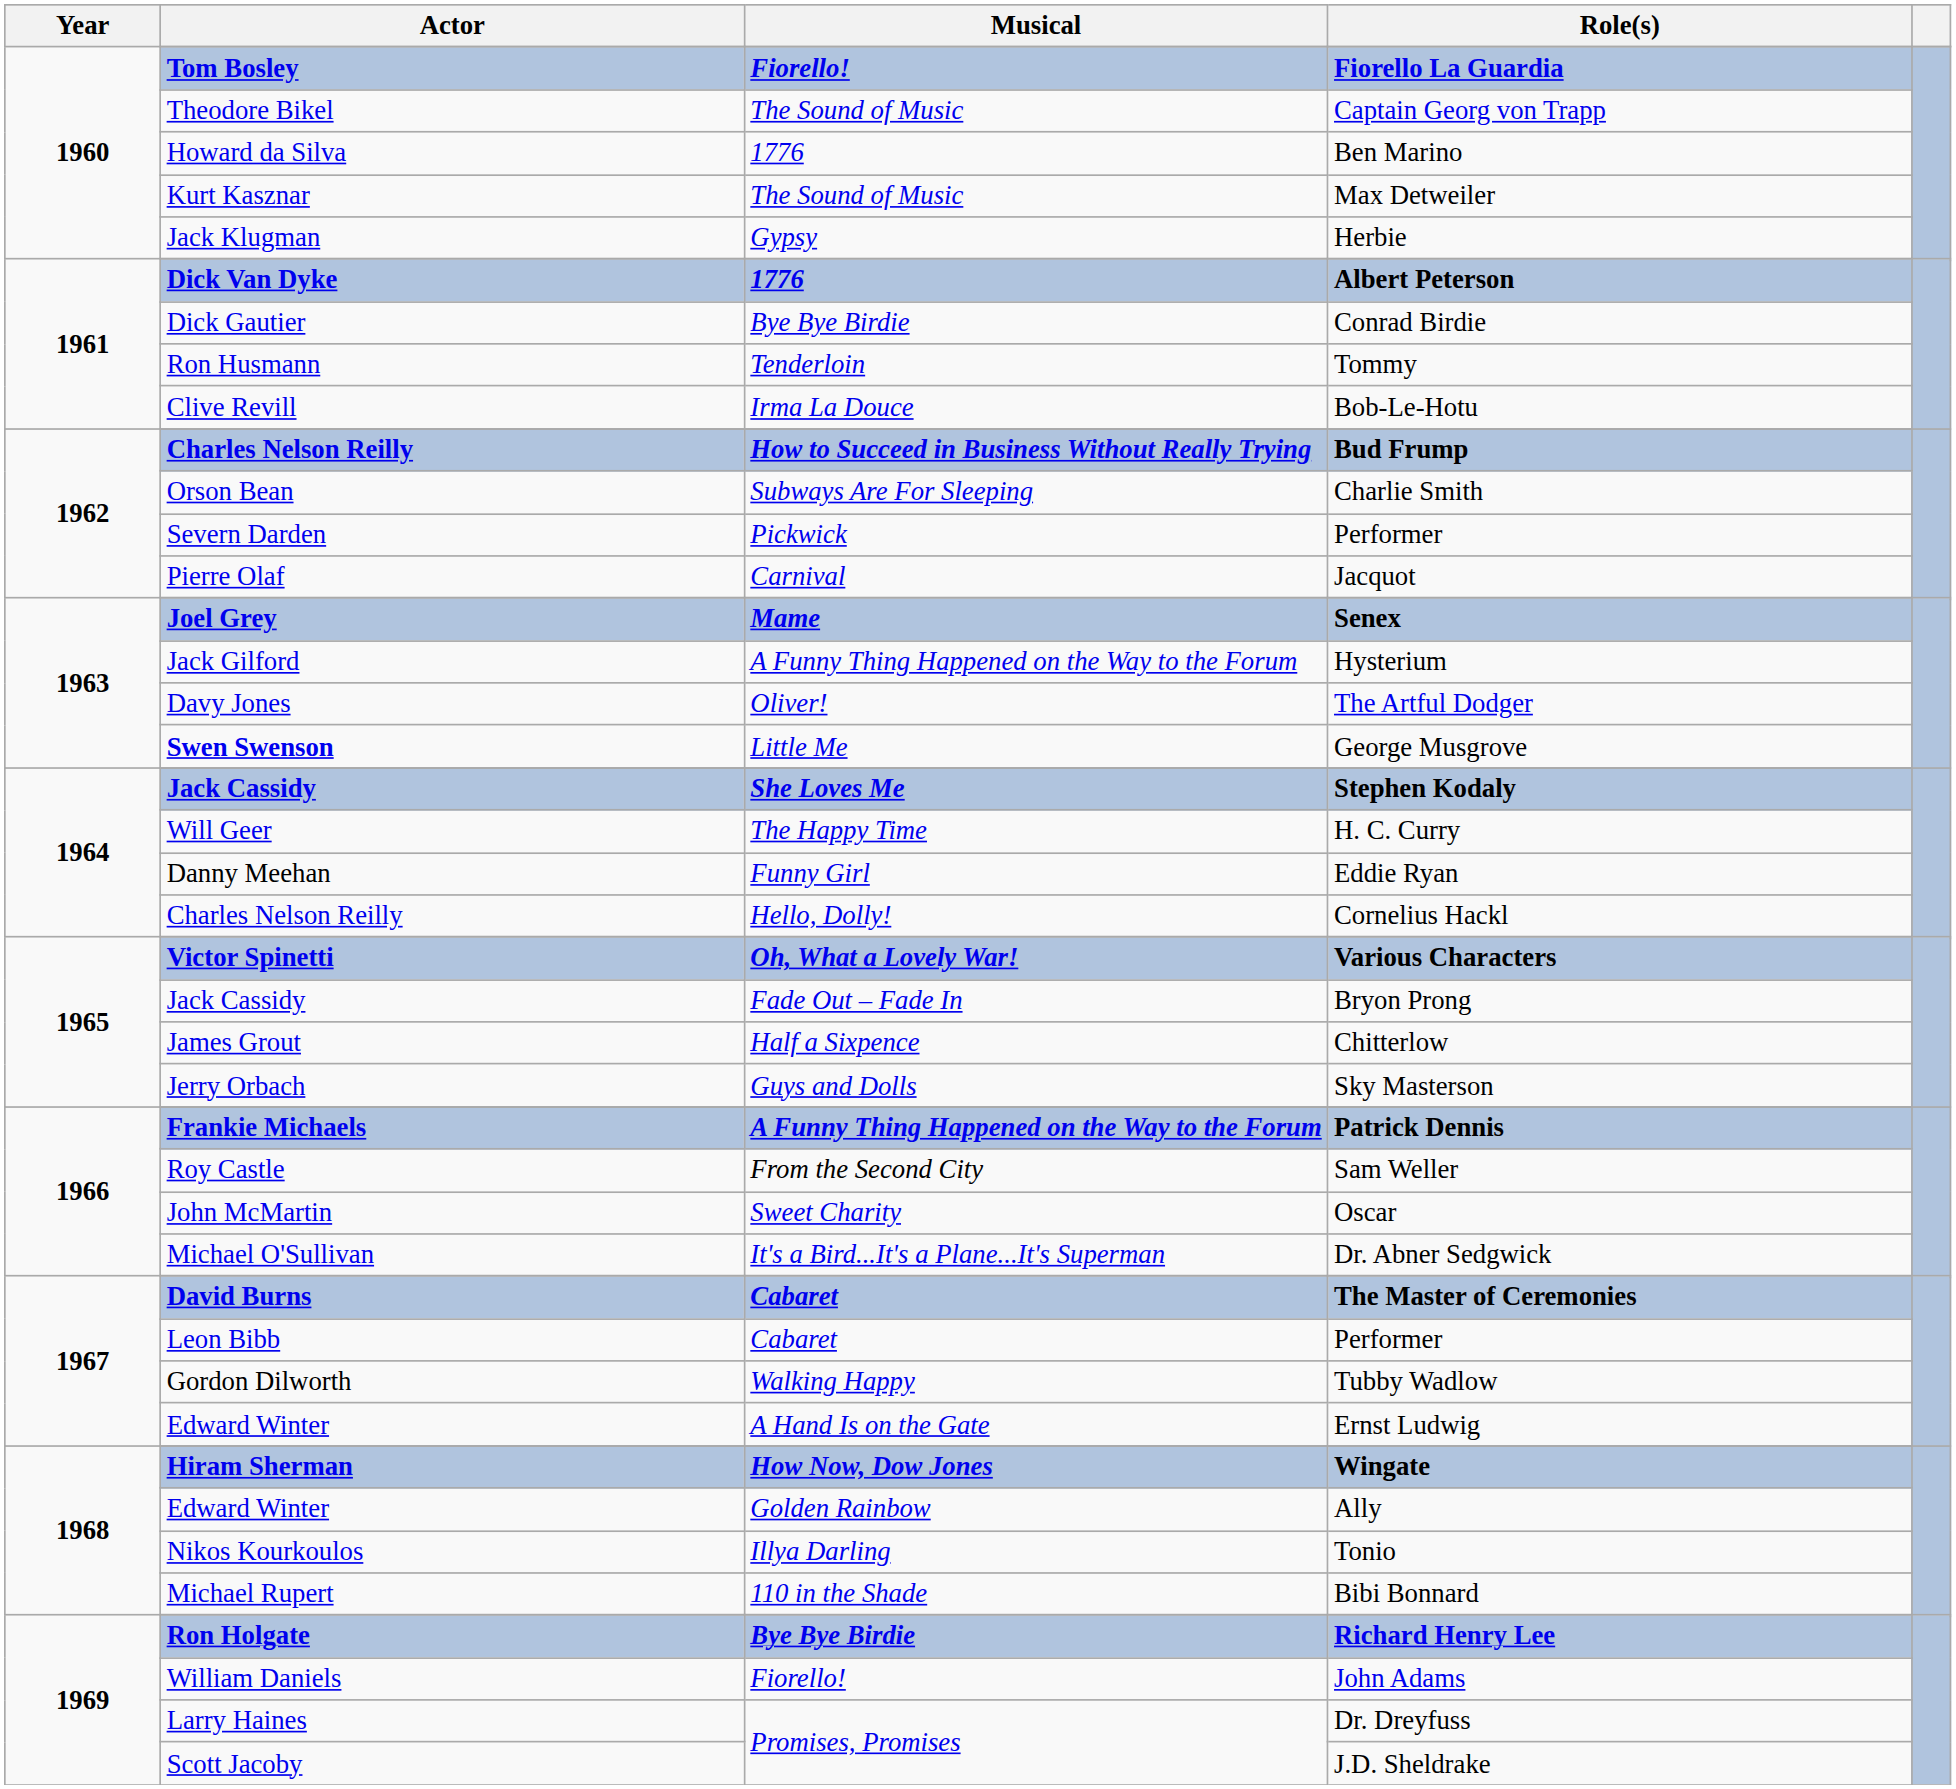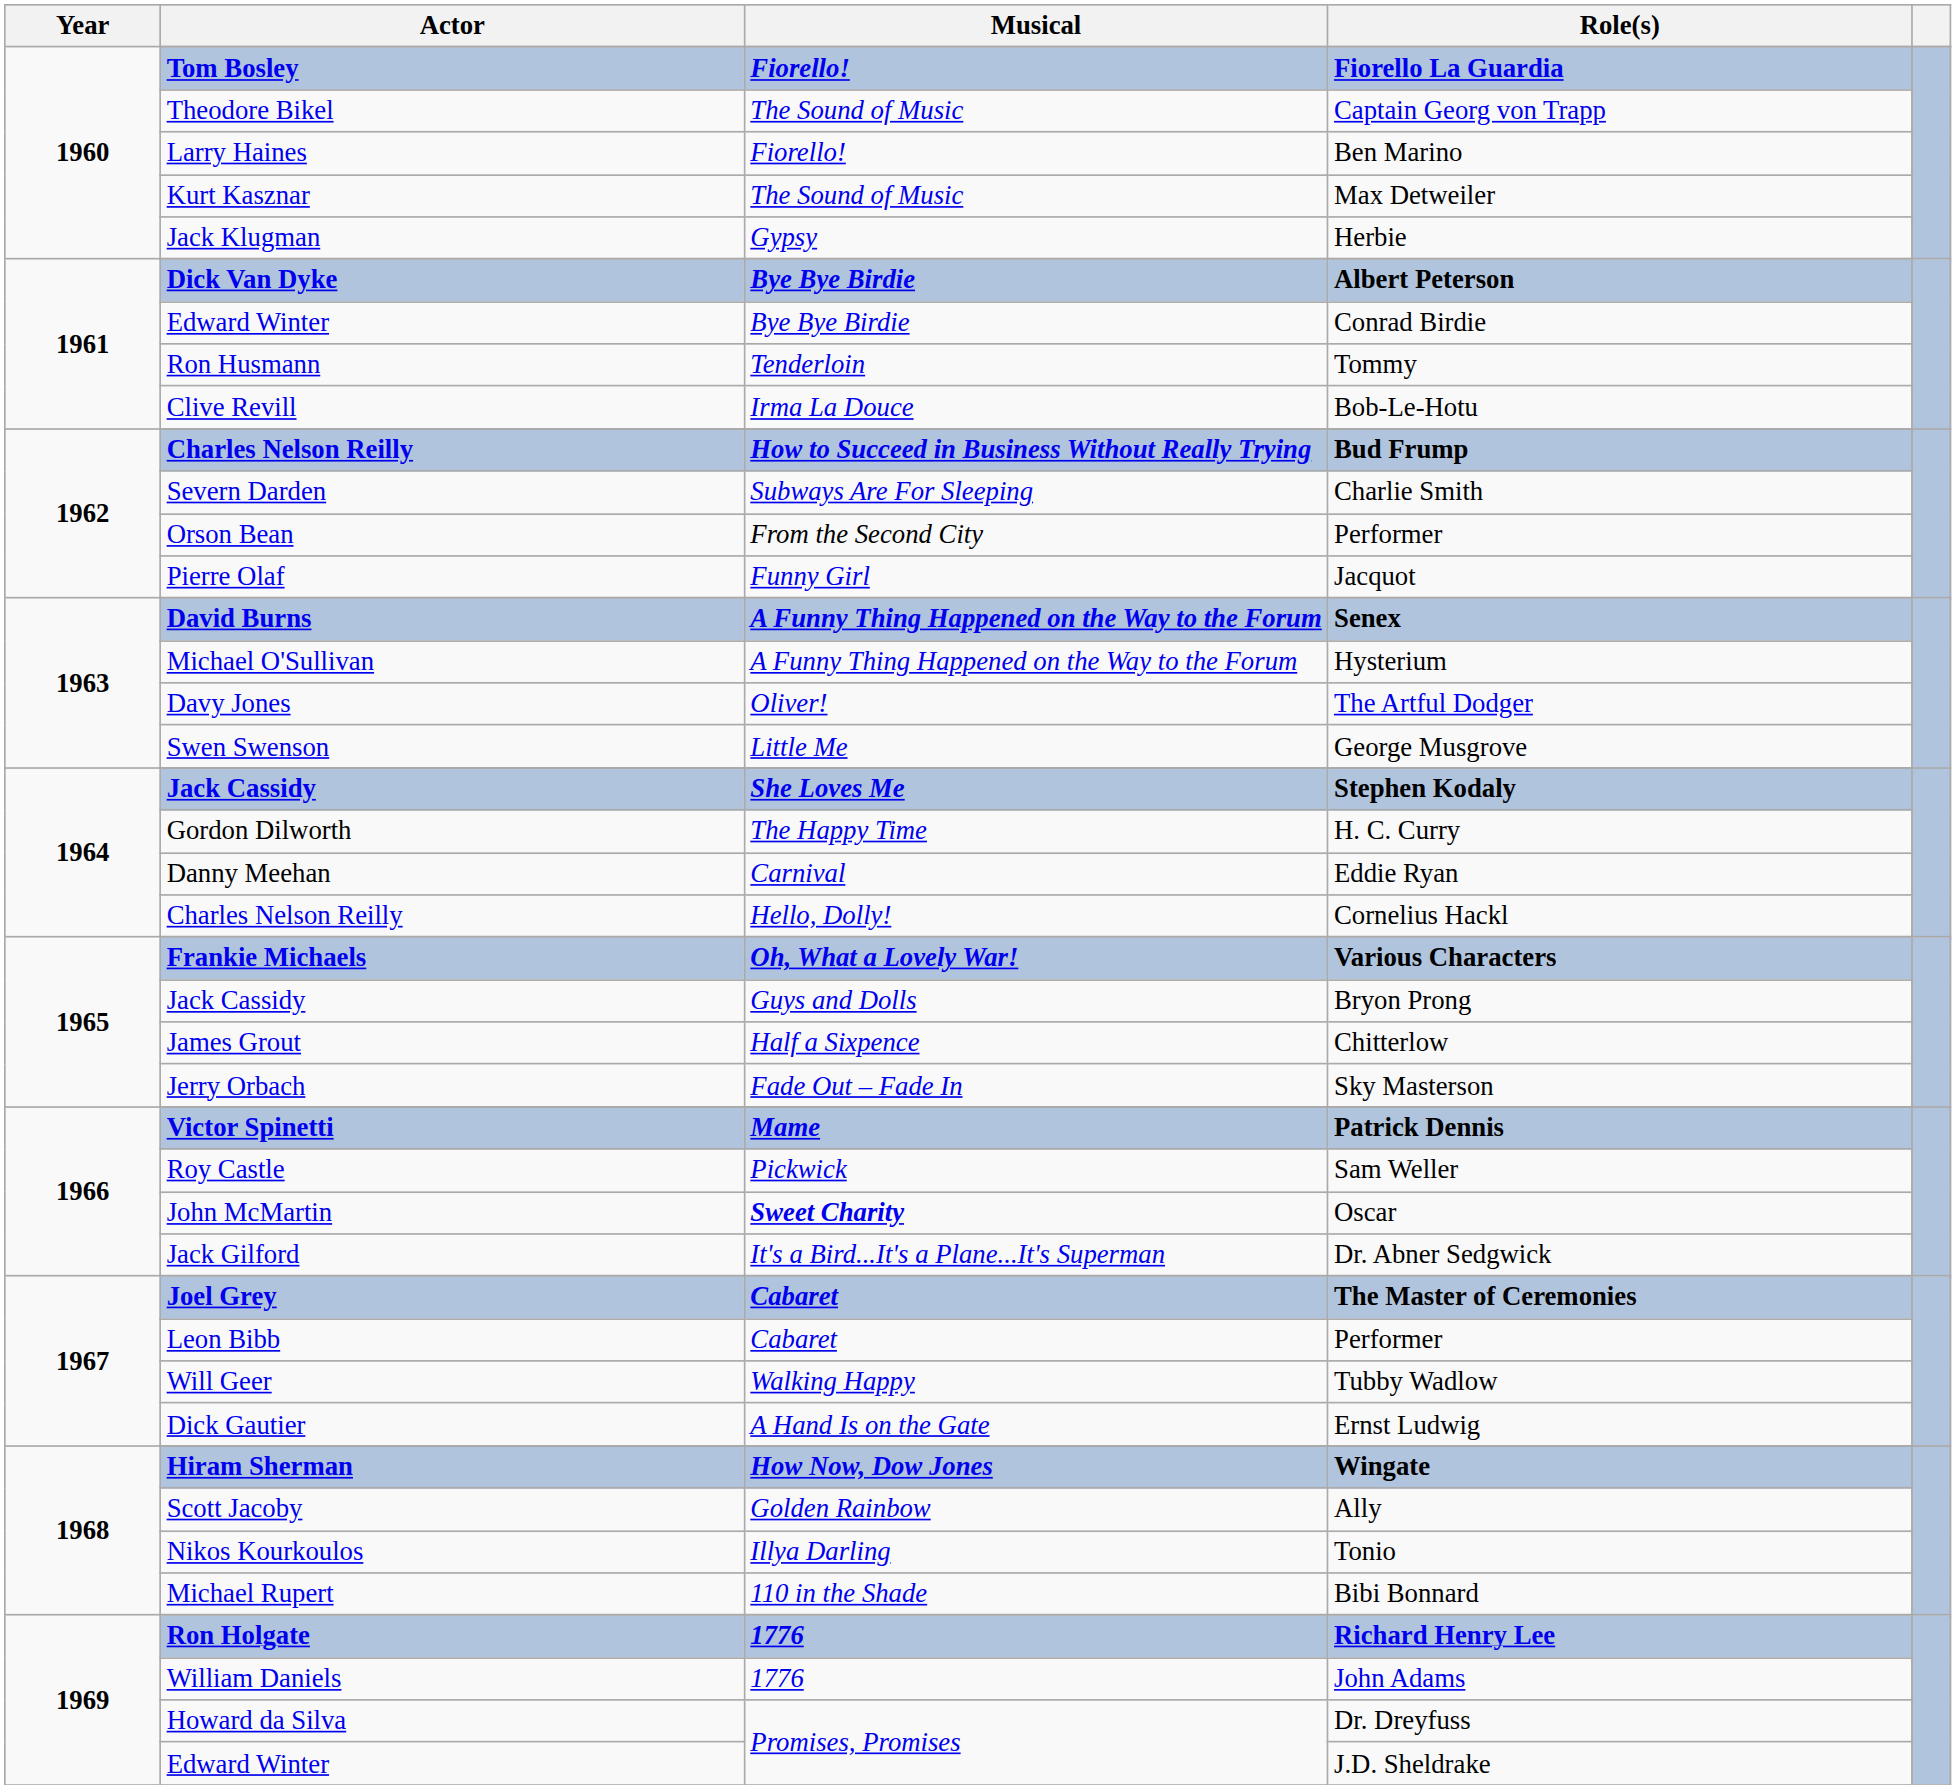(256, 152) Howard da Silva -> (237, 152) Larry Haines
(777, 152) 1776 -> (798, 152) Fiorello!
(777, 279) 1776 -> (833, 279) Bye Bye Birdie
(236, 322) Dick Gautier -> (248, 322) Edward Winter
(230, 491) Orson Bean -> (246, 491) Severn Darden
(246, 534) Severn Darden -> (230, 534) Orson Bean
(799, 534) Pickwick -> (867, 534) From the Second City
(798, 576) Carnival -> (810, 576) Funny Girl
(222, 618) Joel Grey -> (239, 618) David Burns
(785, 618) Mame -> (1036, 618) A Funny Thing Happened on the Way to the Forum
(233, 661) Jack Gilford -> (270, 661) Michael O'Sullivan
(250, 746) bold -> (248, 746) normal
(219, 830) Will Geer -> (259, 830) Gordon Dilworth
(810, 873) Funny Girl -> (798, 873) Carnival
(250, 957) Victor Spinetti -> (266, 957) Frankie Michaels
(856, 1000) Fade Out – Fade In -> (833, 1000) Guys and Dolls
(833, 1085) Guys and Dolls -> (856, 1085) Fade Out – Fade In
(266, 1127) Frankie Michaels -> (250, 1127) Victor Spinetti
(1036, 1127) A Funny Thing Happened on the Way to the Forum -> (785, 1127) Mame
(867, 1169) From the Second City -> (799, 1169) Pickwick
(826, 1212) normal -> (827, 1212) bold
(270, 1254) Michael O'Sullivan -> (233, 1254) Jack Gilford
(239, 1296) David Burns -> (222, 1296) Joel Grey
(259, 1381) Gordon Dilworth -> (219, 1381) Will Geer
(248, 1424) Edward Winter -> (236, 1424) Dick Gautier
(248, 1508) Edward Winter -> (235, 1508) Scott Jacoby
(833, 1635) Bye Bye Birdie -> (777, 1635) 1776
(798, 1678) Fiorello! -> (777, 1678) 1776
(237, 1720) Larry Haines -> (256, 1720) Howard da Silva
(235, 1763) Scott Jacoby -> (248, 1763) Edward Winter
